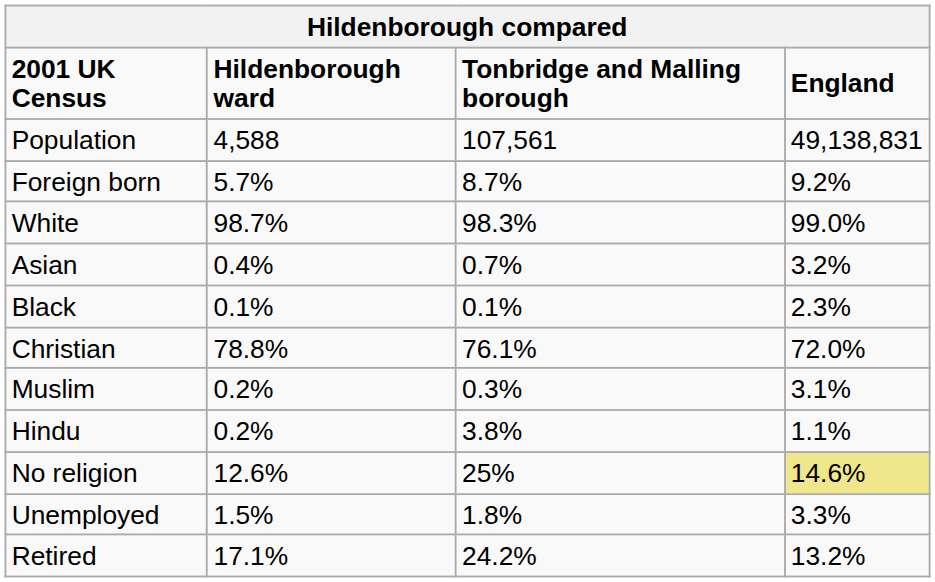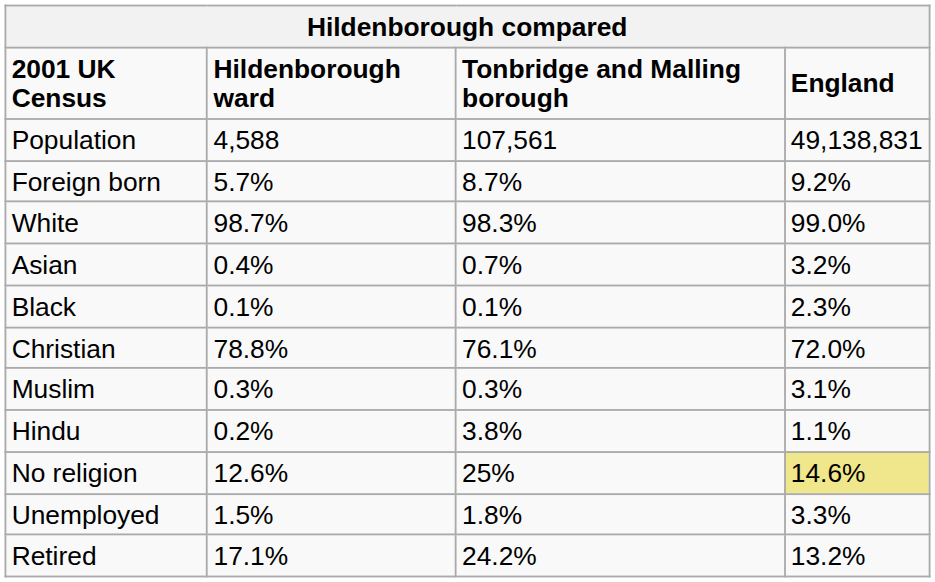(244, 389) 0.2% -> (244, 389) 0.3%
